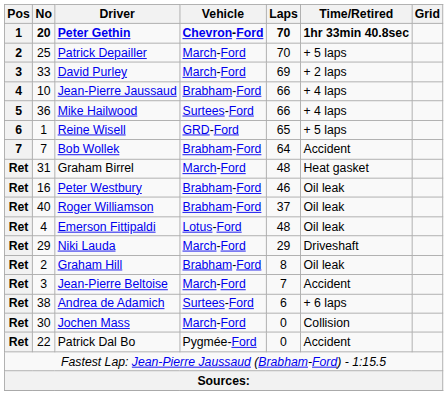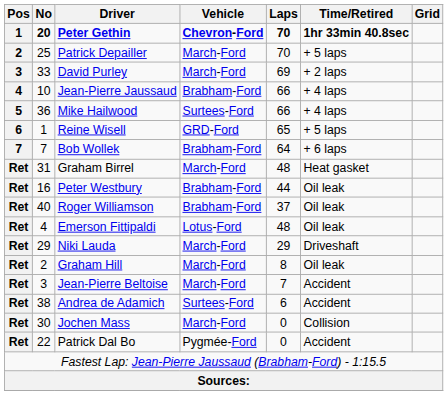(327, 149) Accident -> (325, 149) + 6 laps
(283, 187) 46 -> (283, 187) 44
(222, 265) Brabham-Ford -> (214, 265) March-Ford
(325, 303) + 6 laps -> (327, 303) Accident
